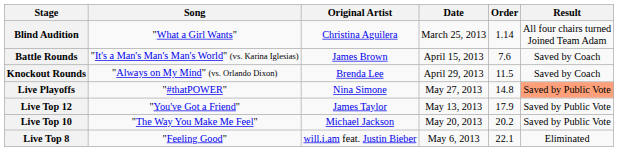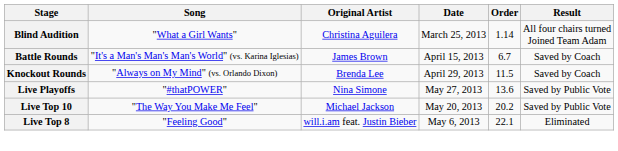(505, 57) 7.6 -> (505, 57) 6.7
(505, 90) 14.8 -> (505, 90) 13.6
(567, 90) lightsalmon background -> (567, 90) no background
- row: (46, 106)
